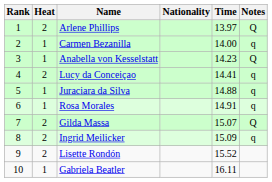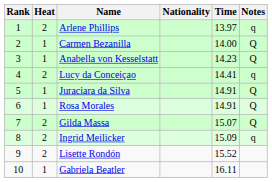(253, 28) Q -> (253, 28) q
(253, 43) q -> (253, 43) Q
(226, 91) 14.88 -> (226, 91) 14.91
(253, 91) q -> (253, 91) Q
(253, 106) q -> (253, 106) Q
